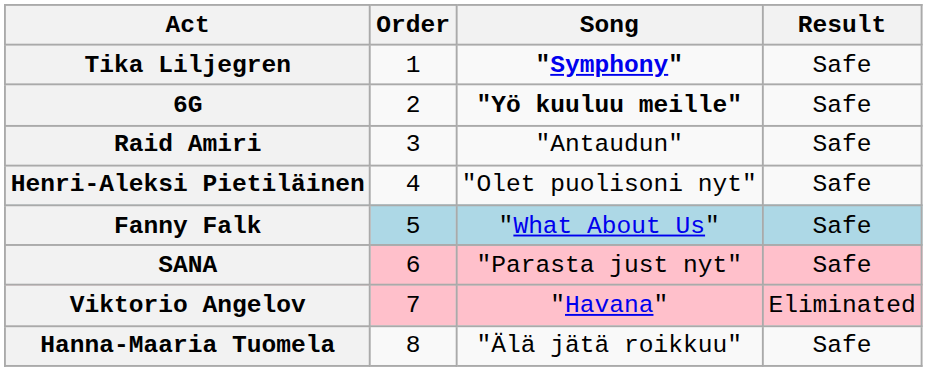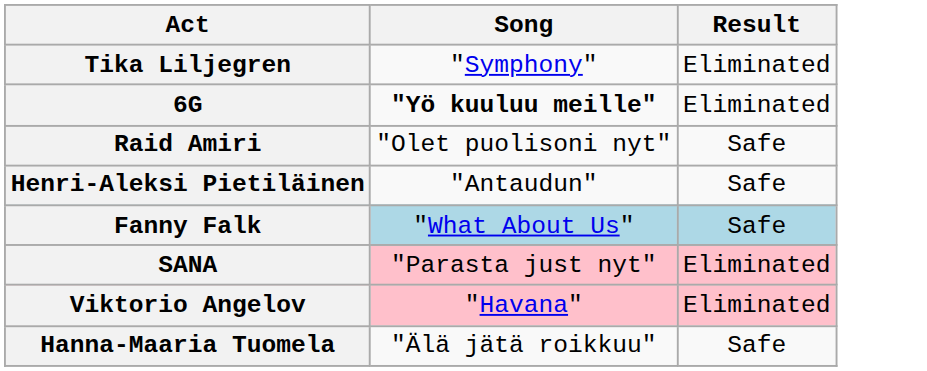- column: (413, 25)
(609, 65) bold -> (524, 65) normal
(842, 65) Safe -> (757, 65) Eliminated
(842, 105) Safe -> (757, 105) Eliminated
(609, 145) "Antaudun" -> (524, 145) "Olet puolisoni nyt"
(609, 185) "Olet puolisoni nyt" -> (524, 185) "Antaudun"
(842, 265) Safe -> (757, 265) Eliminated
